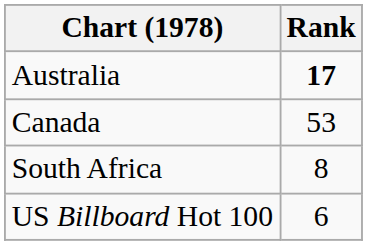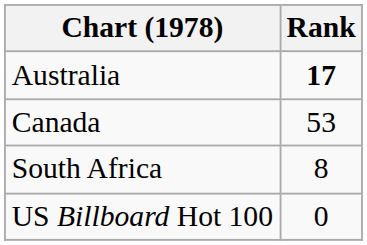(321, 215) 6 -> (321, 215) 0
